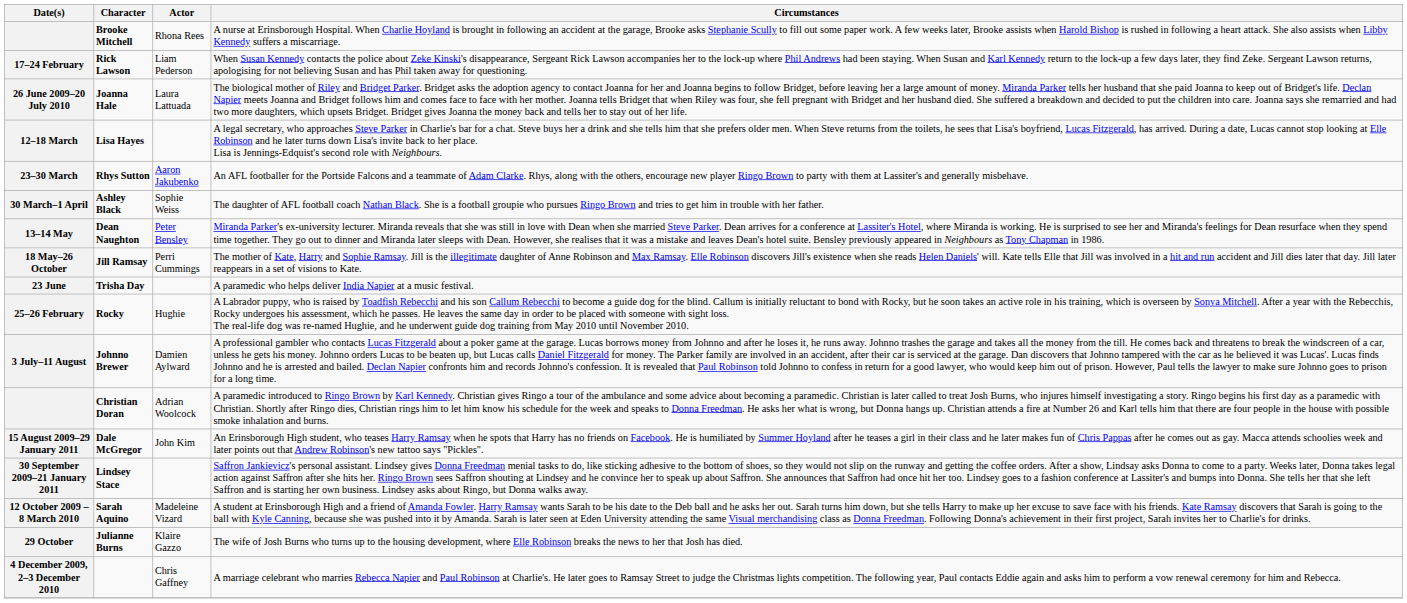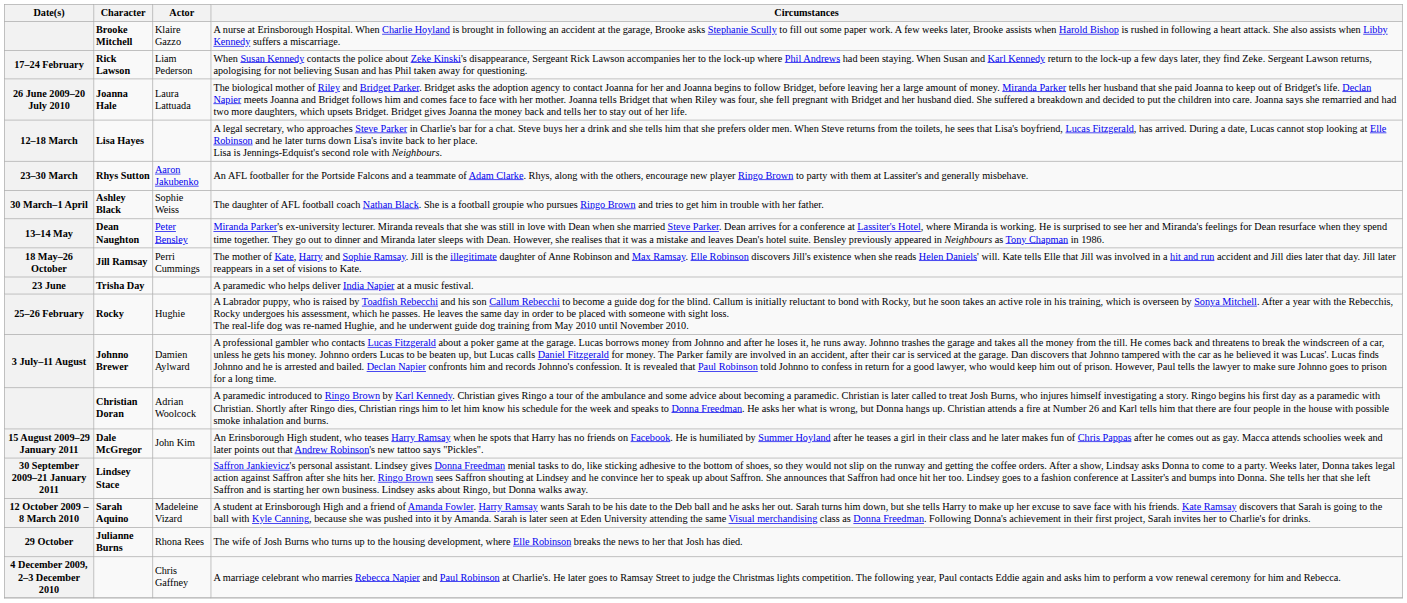(179, 36) Rhona Rees -> (168, 36) Klaire Gazzo
(168, 542) Klaire Gazzo -> (179, 542) Rhona Rees
